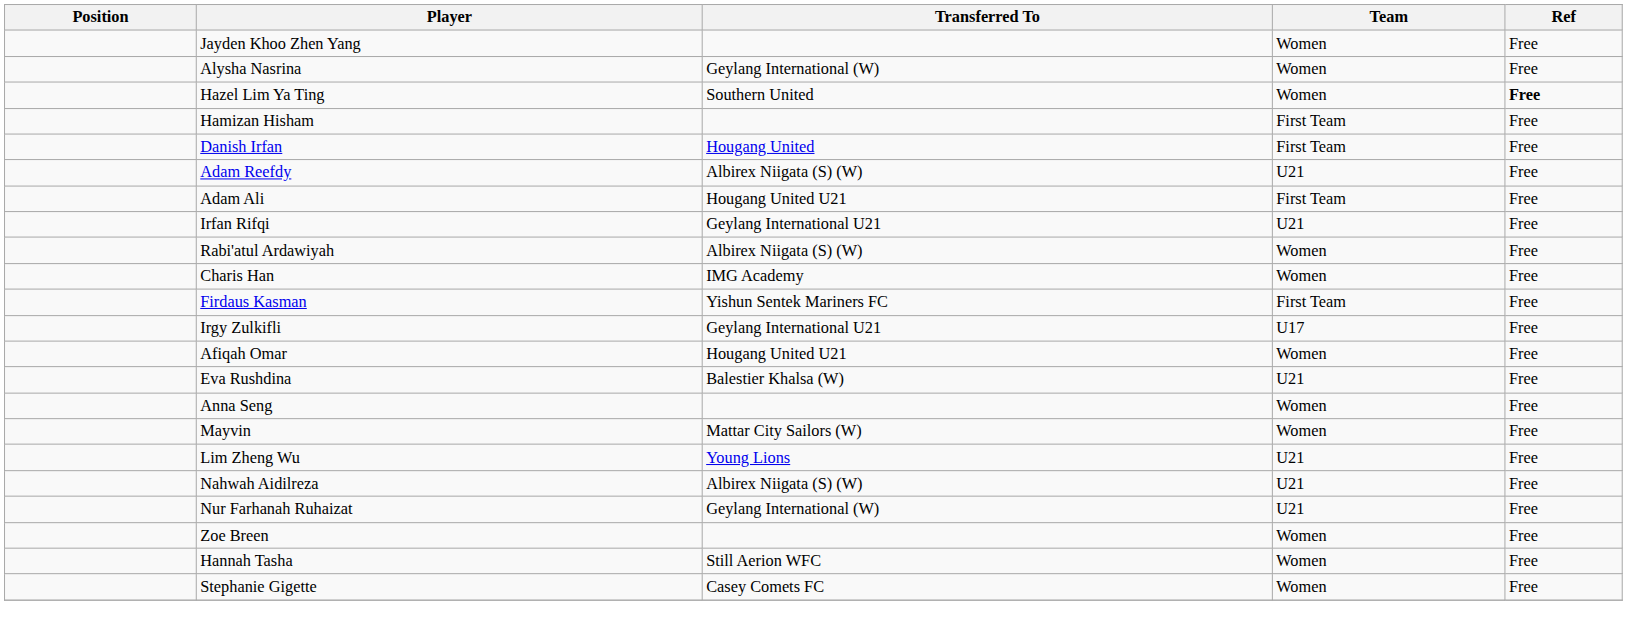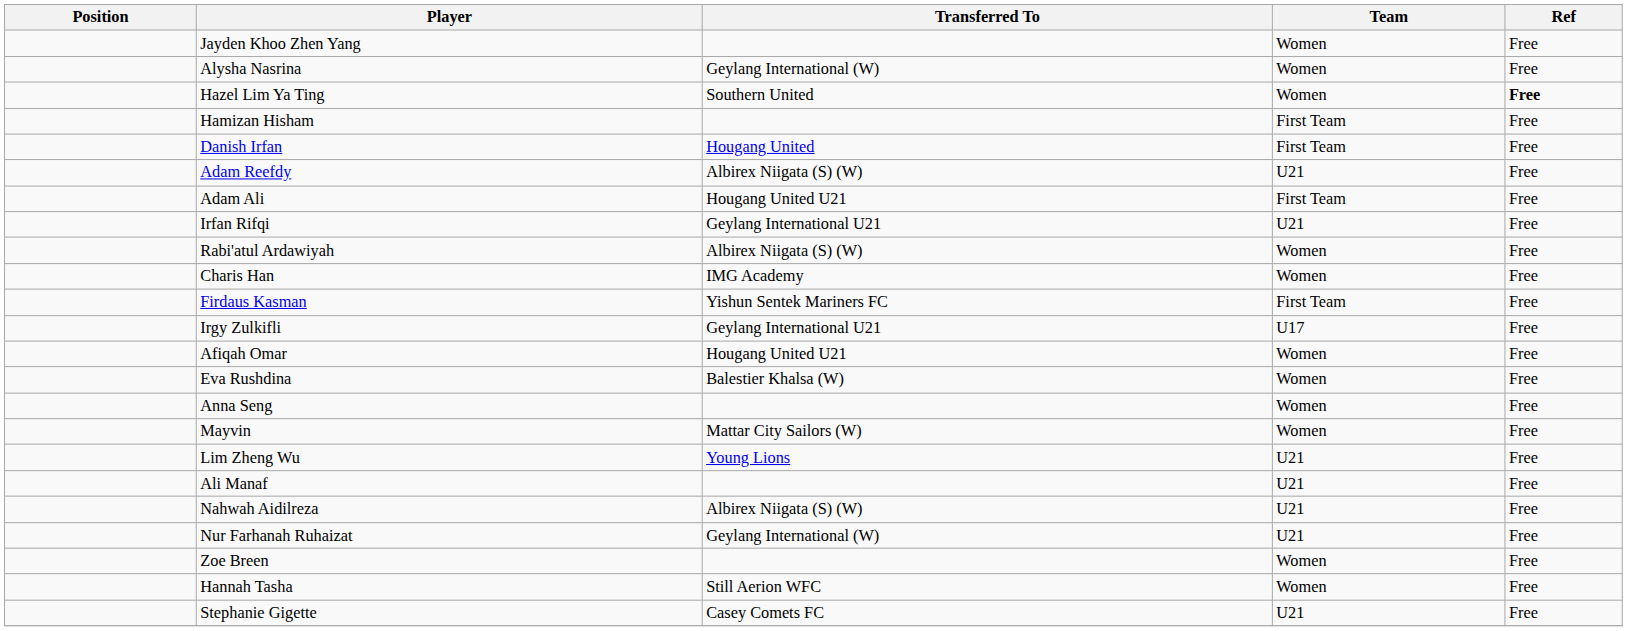(1290, 379) U21 -> (1301, 379) Women
+ row: (234, 483)
(1301, 586) Women -> (1290, 612) U21
